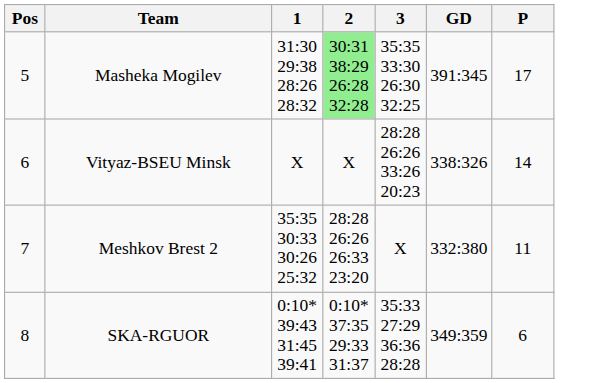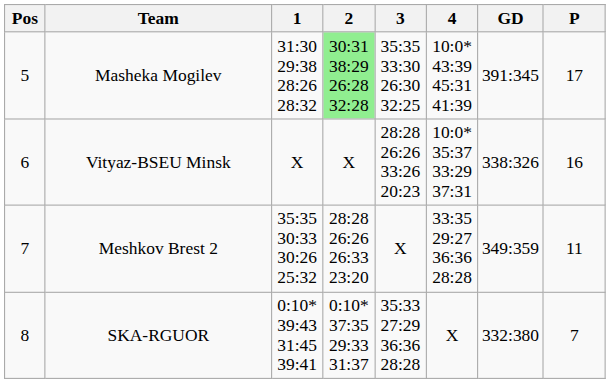+ column: (452, 18)
(523, 161) 14 -> (574, 161) 16
(459, 248) 332:380 -> (510, 248) 349:359
(459, 334) 349:359 -> (510, 334) 332:380
(523, 334) 6 -> (574, 334) 7
